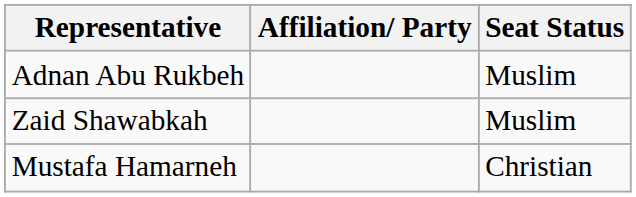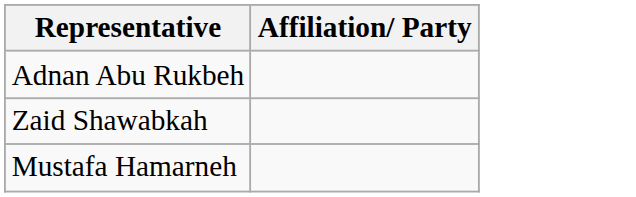- column: (555, 27)
